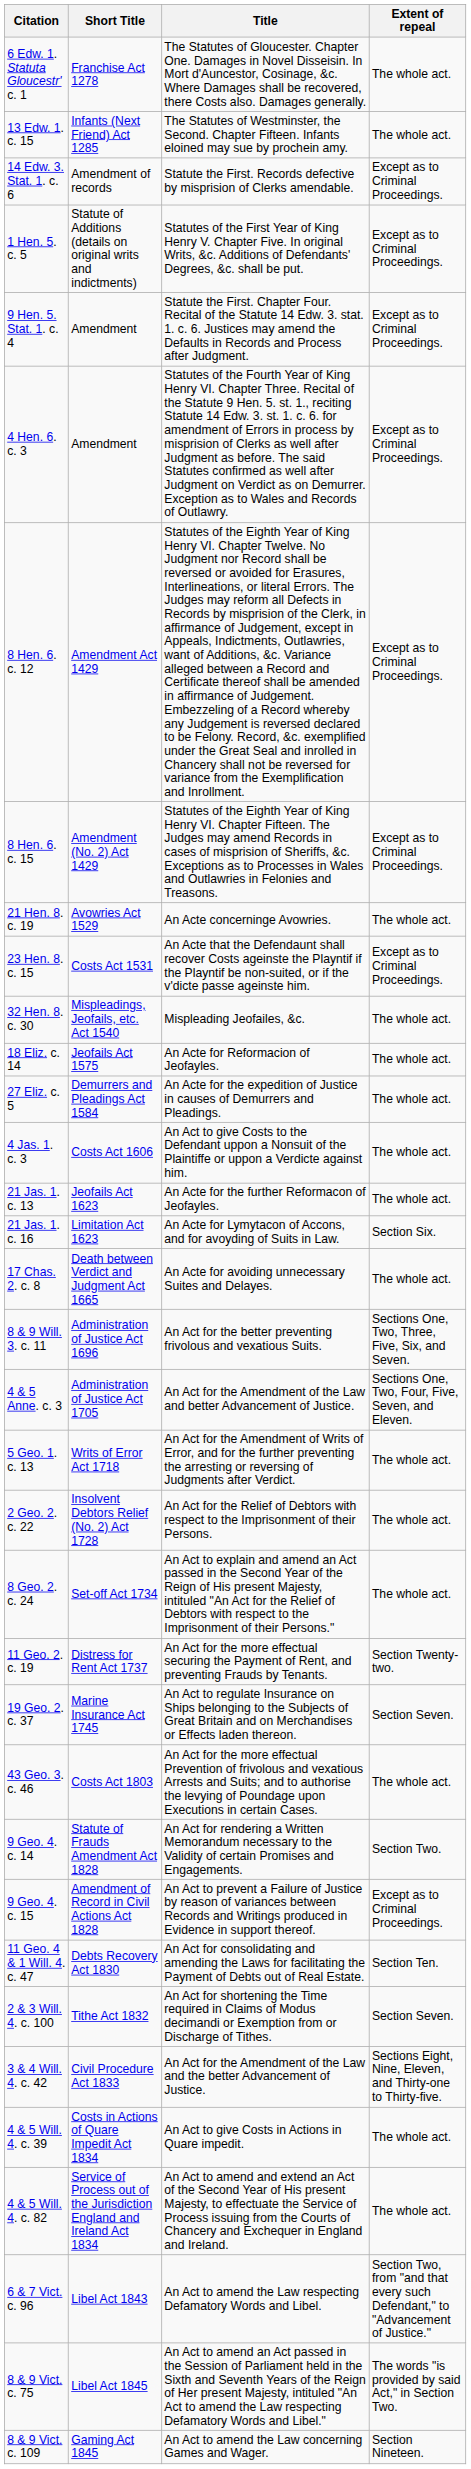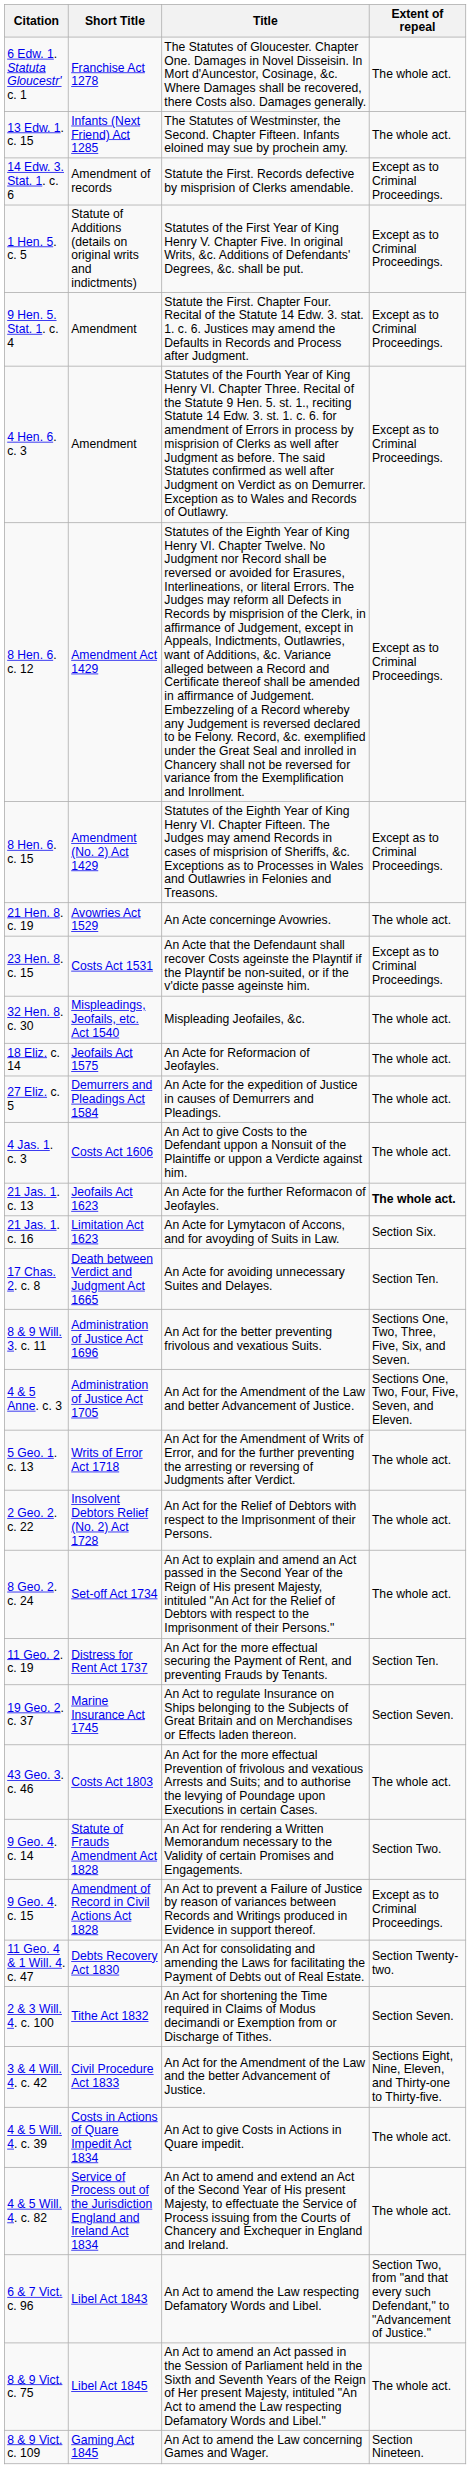(411, 1199) normal -> (414, 1199) bold
(411, 1279) The whole act. -> (405, 1279) Section Ten.
(415, 1661) Section Twenty-two. -> (405, 1661) Section Ten.
(405, 1963) Section Ten. -> (415, 1963) Section Twenty-two.
(416, 2386) The words "is provided by said Act," in Section Two. -> (411, 2386) The whole act.
